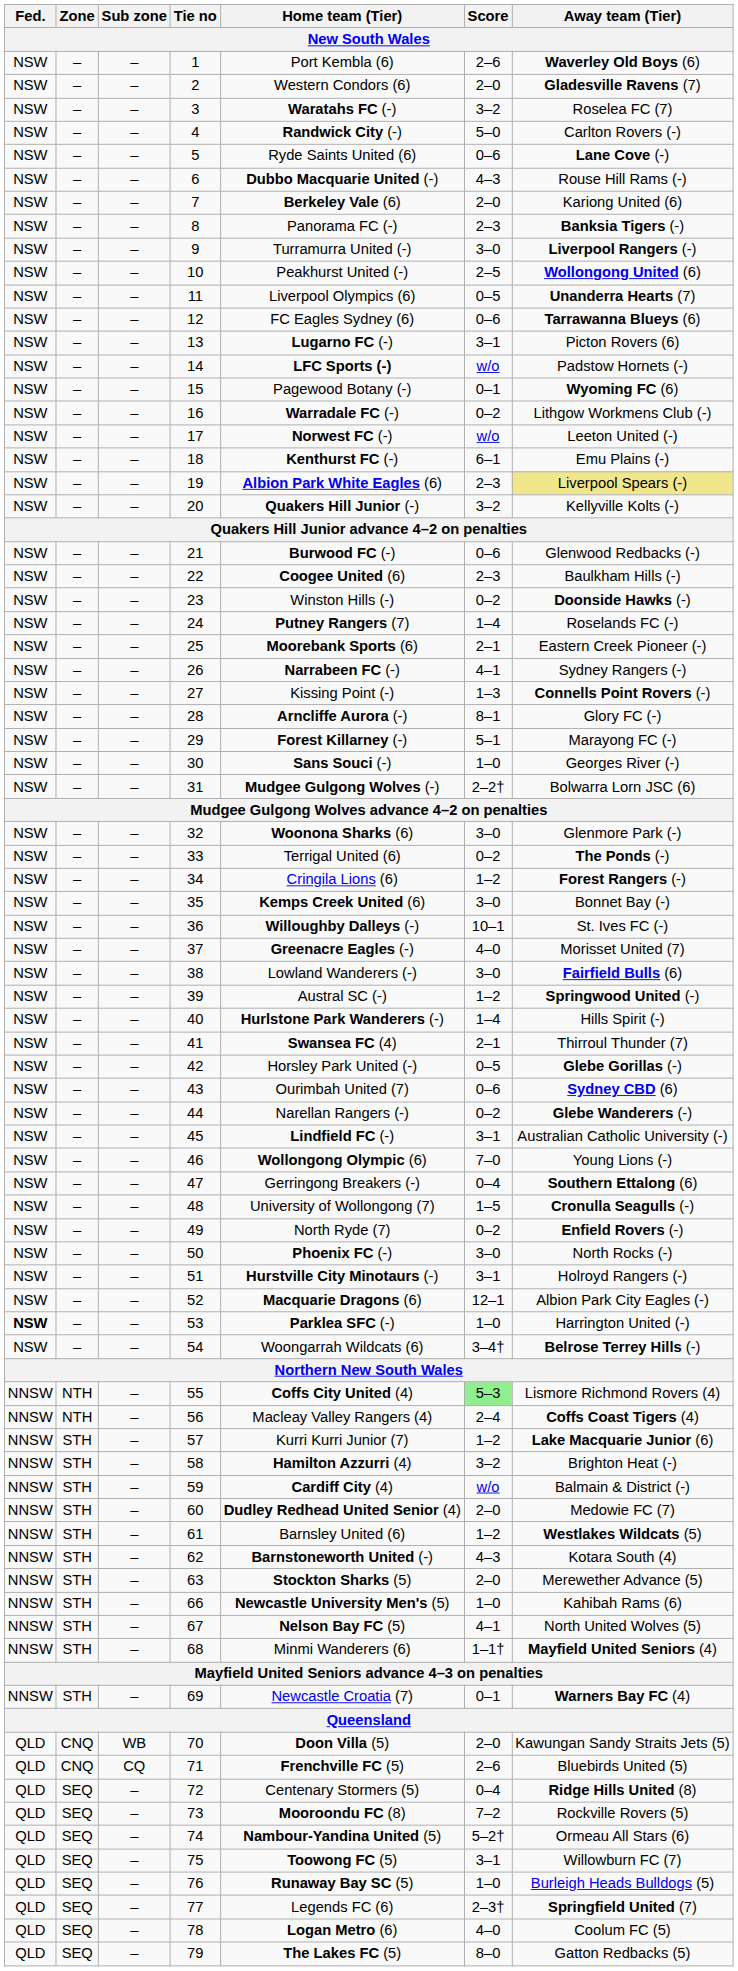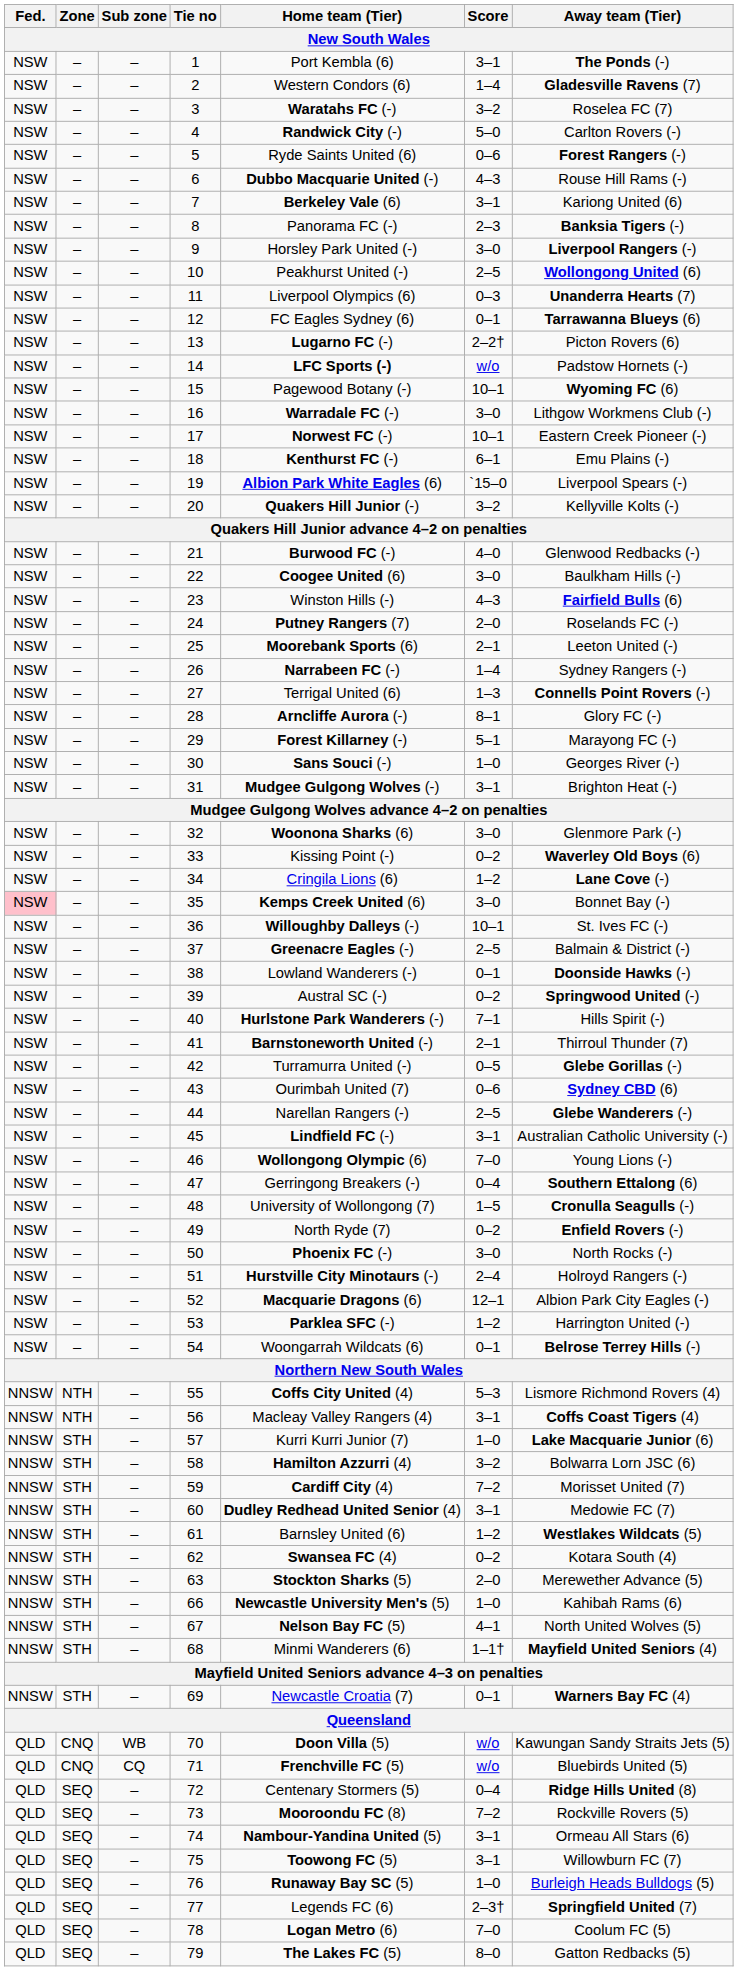(488, 62) 2–6 -> (488, 62) 3–1
(622, 62) Waverley Old Boys (6) -> (622, 62) The Ponds (-)
(488, 86) 2–0 -> (488, 86) 1–4
(622, 156) Lane Cove (-) -> (622, 156) Forest Rangers (-)
(488, 202) 2–0 -> (488, 202) 3–1
(342, 249) Turramurra United (-) -> (342, 249) Horsley Park United (-)
(488, 296) 0–5 -> (488, 296) 0–3
(488, 319) 0–6 -> (488, 319) 0–1
(488, 343) 3–1 -> (488, 343) 2–2†
(488, 389) 0–1 -> (488, 389) 10–1
(488, 413) 0–2 -> (488, 413) 3–0
(488, 436) w/o -> (488, 436) 10–1
(622, 436) Leeton United (-) -> (622, 436) Eastern Creek Pioneer (-)
(488, 483) 2–3 -> (488, 483) `15–0
(622, 483) khaki background -> (622, 483) no background
(488, 553) 0–6 -> (488, 553) 4–0
(488, 576) 2–3 -> (488, 576) 3–0
(488, 599) 0–2 -> (488, 599) 4–3
(622, 599) Doonside Hawks (-) -> (622, 599) Fairfield Bulls (6)
(488, 623) 1–4 -> (488, 623) 2–0
(622, 646) Eastern Creek Pioneer (-) -> (622, 646) Leeton United (-)
(488, 669) 4–1 -> (488, 669) 1–4
(342, 693) Kissing Point (-) -> (342, 693) Terrigal United (6)
(488, 786) 2–2† -> (488, 786) 3–1
(622, 786) Bolwarra Lorn JSC (6) -> (622, 786) Brighton Heat (-)
(342, 856) Terrigal United (6) -> (342, 856) Kissing Point (-)
(622, 856) The Ponds (-) -> (622, 856) Waverley Old Boys (6)
(622, 879) Forest Rangers (-) -> (622, 879) Lane Cove (-)
(30, 903) no background -> (30, 903) pink background
(488, 949) 4–0 -> (488, 949) 2–5
(622, 949) Morisset United (7) -> (622, 949) Balmain & District (-)
(488, 973) 3–0 -> (488, 973) 0–1
(622, 973) Fairfield Bulls (6) -> (622, 973) Doonside Hawks (-)
(488, 996) 1–2 -> (488, 996) 0–2
(488, 1020) 1–4 -> (488, 1020) 7–1
(342, 1043) Swansea FC (4) -> (342, 1043) Barnstoneworth United (-)
(342, 1066) Horsley Park United (-) -> (342, 1066) Turramurra United (-)
(488, 1113) 0–2 -> (488, 1113) 2–5
(488, 1276) 3–1 -> (488, 1276) 2–4
(30, 1323) bold -> (30, 1323) normal
(488, 1323) 1–0 -> (488, 1323) 1–2
(488, 1346) 3–4† -> (488, 1346) 0–1
(488, 1393) lightgreen background -> (488, 1393) no background
(488, 1416) 2–4 -> (488, 1416) 3–1
(488, 1440) 1–2 -> (488, 1440) 1–0
(622, 1463) Brighton Heat (-) -> (622, 1463) Bolwarra Lorn JSC (6)
(488, 1486) w/o -> (488, 1486) 7–2
(622, 1486) Balmain & District (-) -> (622, 1486) Morisset United (7)
(488, 1510) 2–0 -> (488, 1510) 3–1
(342, 1556) Barnstoneworth United (-) -> (342, 1556) Swansea FC (4)
(488, 1556) 4–3 -> (488, 1556) 0–2
(488, 1743) 2–0 -> (488, 1743) w/o
(488, 1767) 2–6 -> (488, 1767) w/o
(488, 1837) 5–2† -> (488, 1837) 3–1
(488, 1930) 4–0 -> (488, 1930) 7–0
